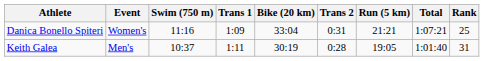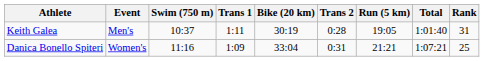rows swapped: (32, 48) <-> (55, 30)
